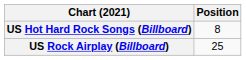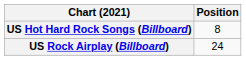(218, 47) 25 -> (218, 47) 24
